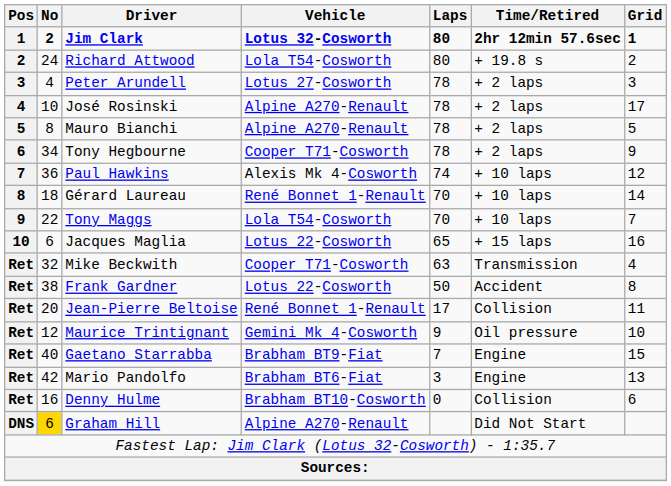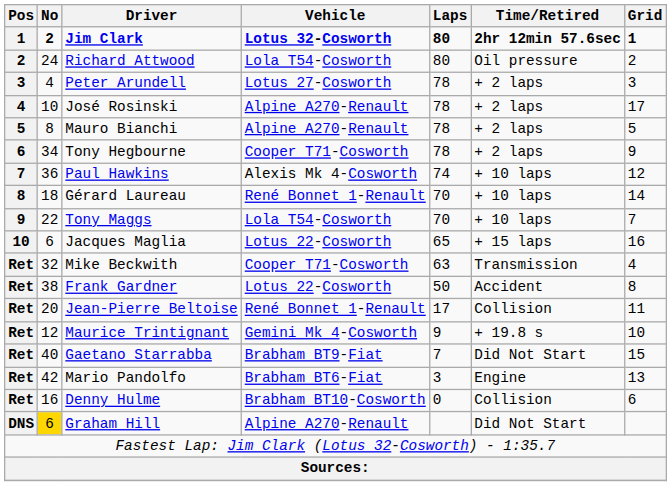(509, 61) + 19.8 s -> (526, 61) Oil pressure
(526, 333) Oil pressure -> (509, 333) + 19.8 s
(500, 355) Engine -> (530, 355) Did Not Start
